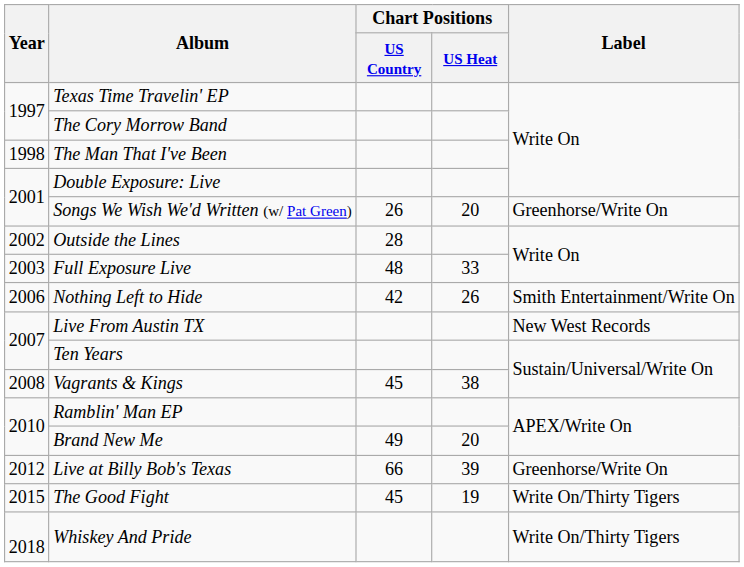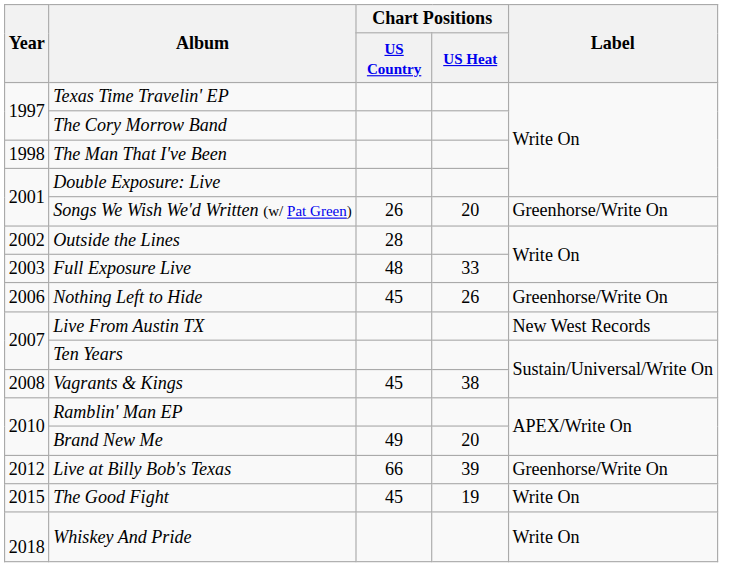(394, 297) 42 -> (394, 297) 45
(624, 297) Smith Entertainment/Write On -> (590, 297) Greenhorse/Write On
(596, 497) Write On/Thirty Tigers -> (546, 497) Write On
(596, 536) Write On/Thirty Tigers -> (546, 536) Write On
